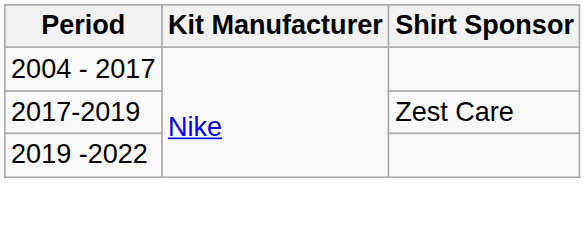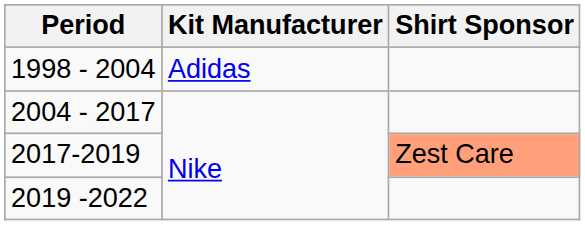+ row: (83, 68)
(455, 111) no background -> (455, 154) lightsalmon background
